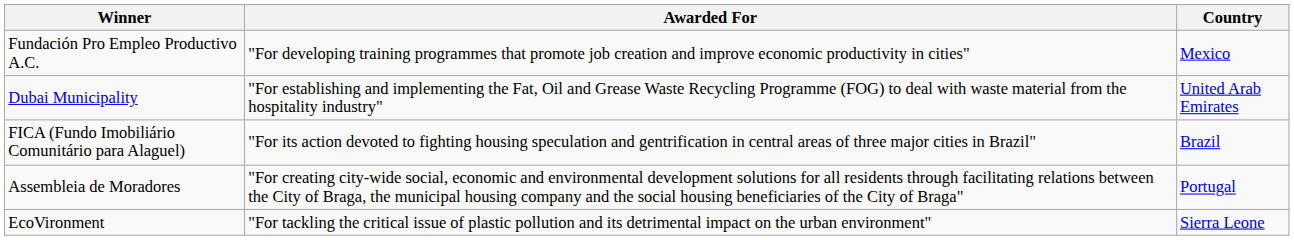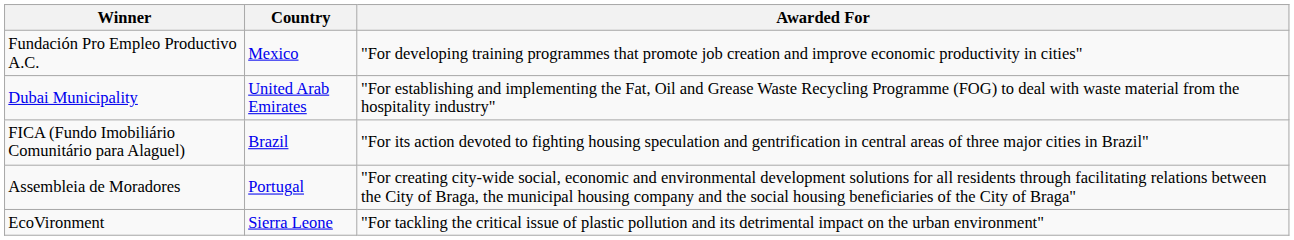columns swapped: (710, 17) <-> (1233, 17)
